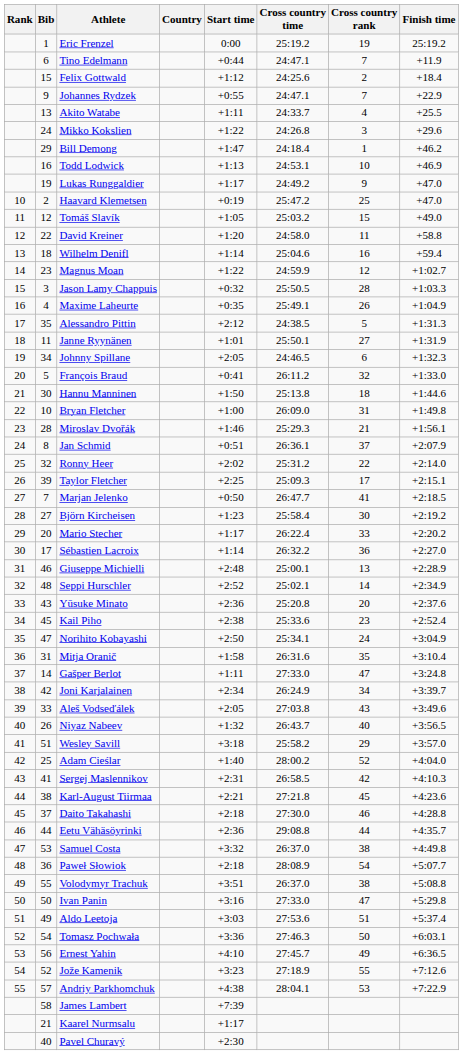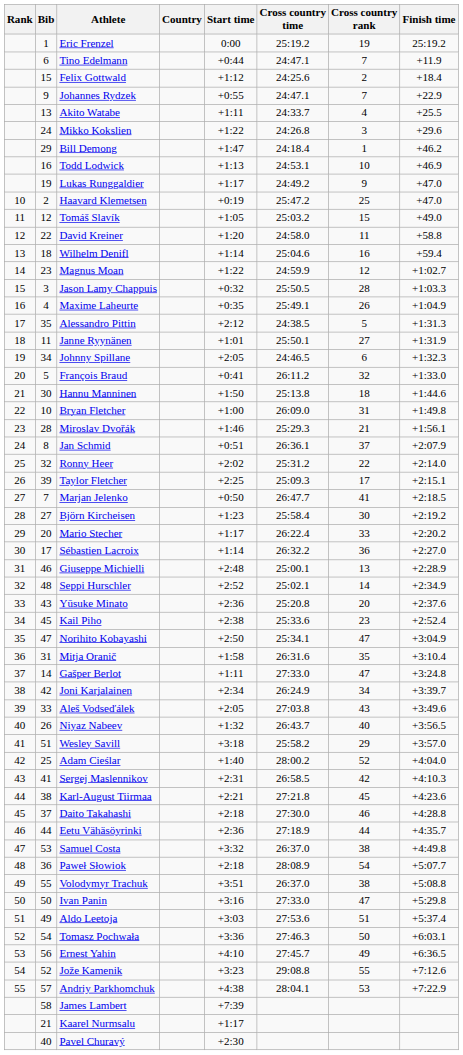(364, 638) 24 -> (364, 638) 47
(293, 831) 29:08.8 -> (293, 831) 27:18.9
(293, 971) 27:18.9 -> (293, 971) 29:08.8
